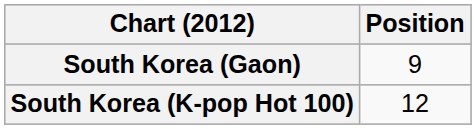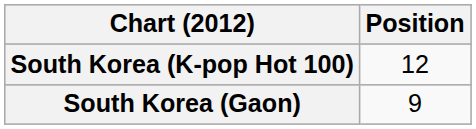rows swapped: (182, 64) <-> (182, 104)
